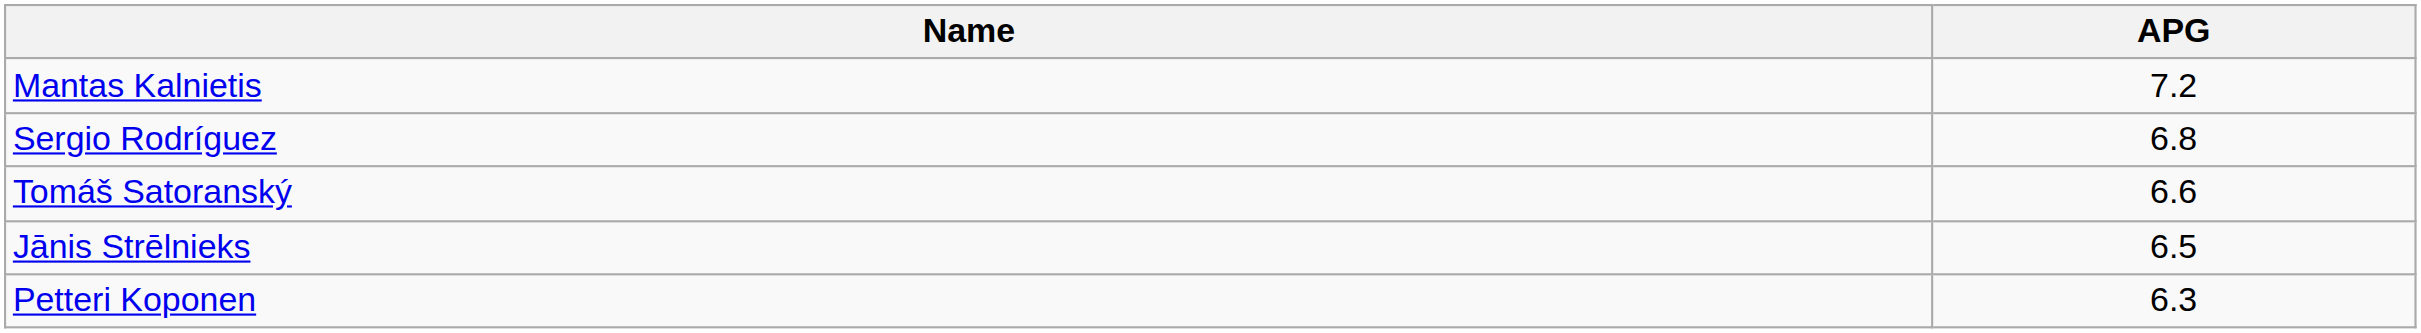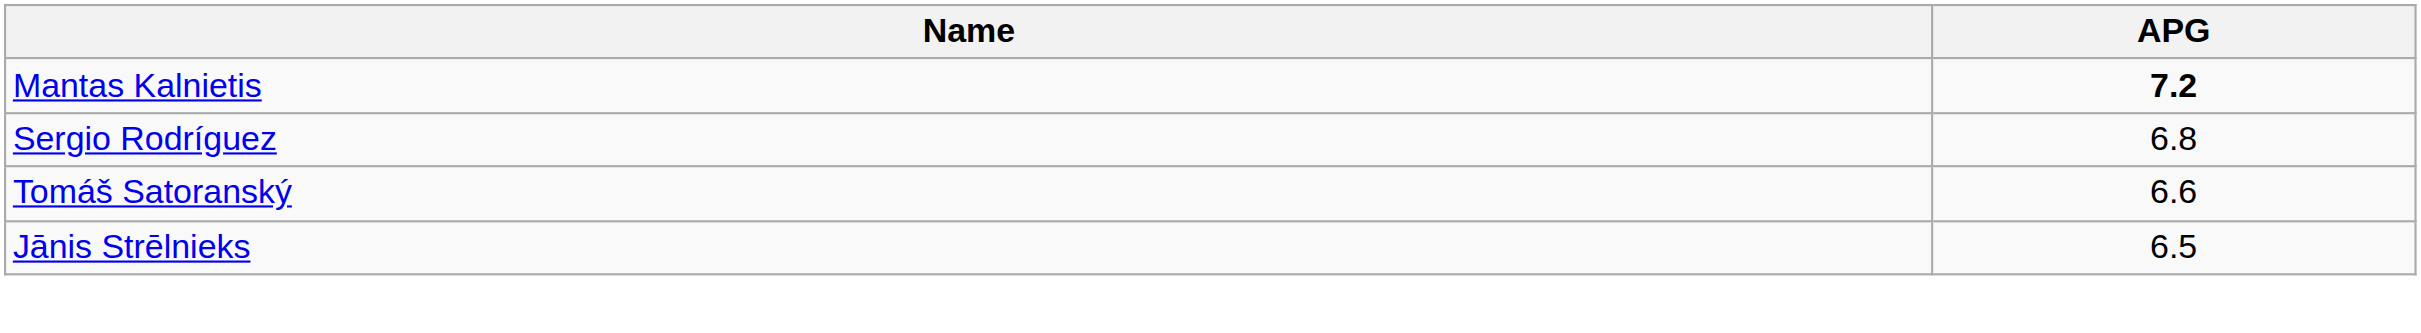(2174, 85) normal -> (2174, 85) bold
- row: (135, 300)
